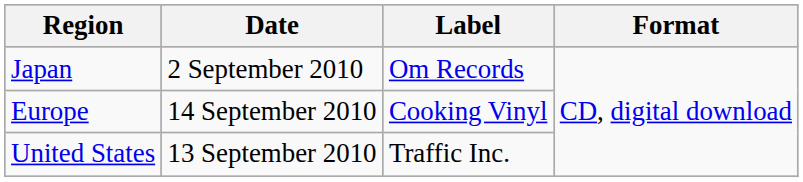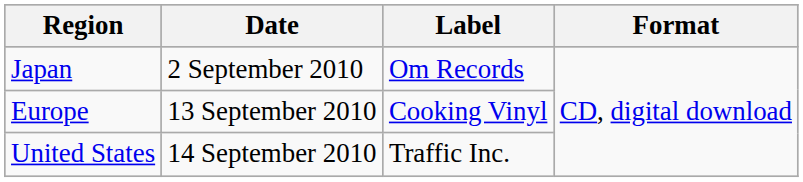(272, 111) 14 September 2010 -> (272, 111) 13 September 2010
(272, 153) 13 September 2010 -> (272, 153) 14 September 2010
